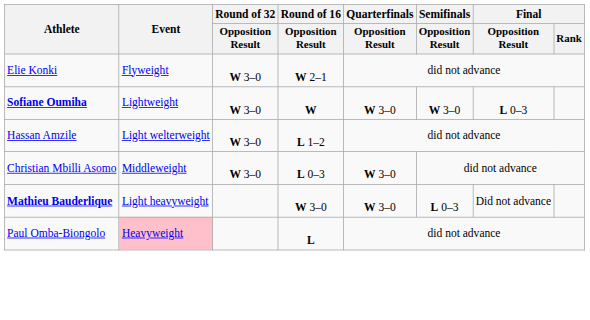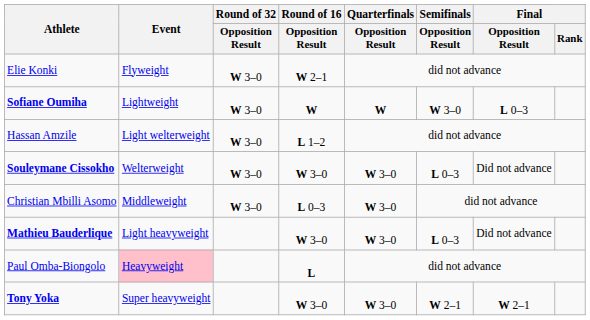(380, 110) W 3–0 -> (380, 110) W
+ row: (61, 168)
+ row: (33, 299)
